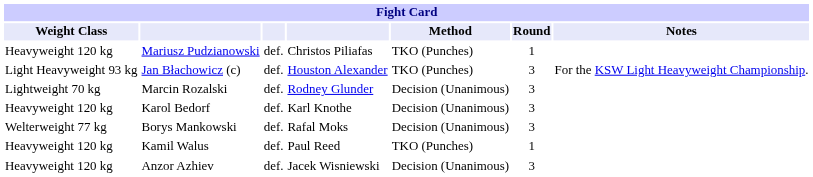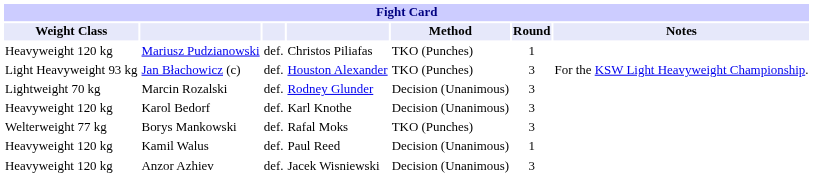(450, 127) Decision (Unanimous) -> (432, 127) TKO (Punches)
(432, 146) TKO (Punches) -> (450, 146) Decision (Unanimous)
